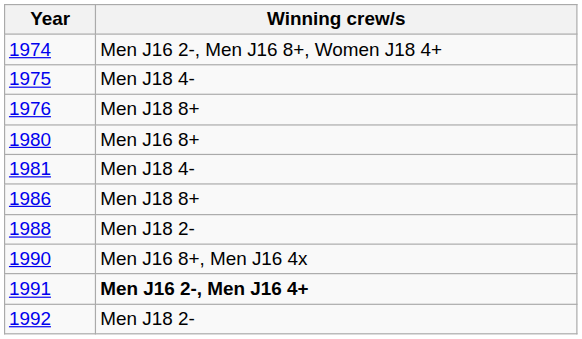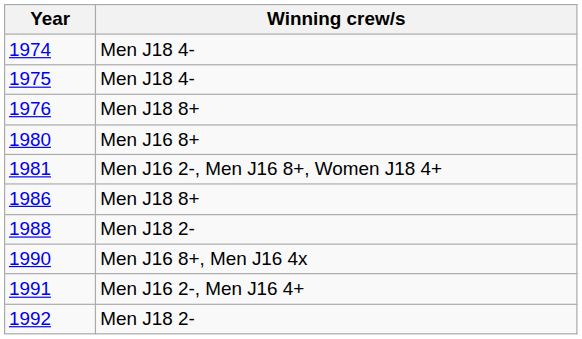(271, 49) Men J16 2-, Men J16 8+, Women J18 4+ -> (147, 49) Men J18 4-
(147, 169) Men J18 4- -> (271, 169) Men J16 2-, Men J16 8+, Women J18 4+
(204, 288) bold -> (202, 288) normal
